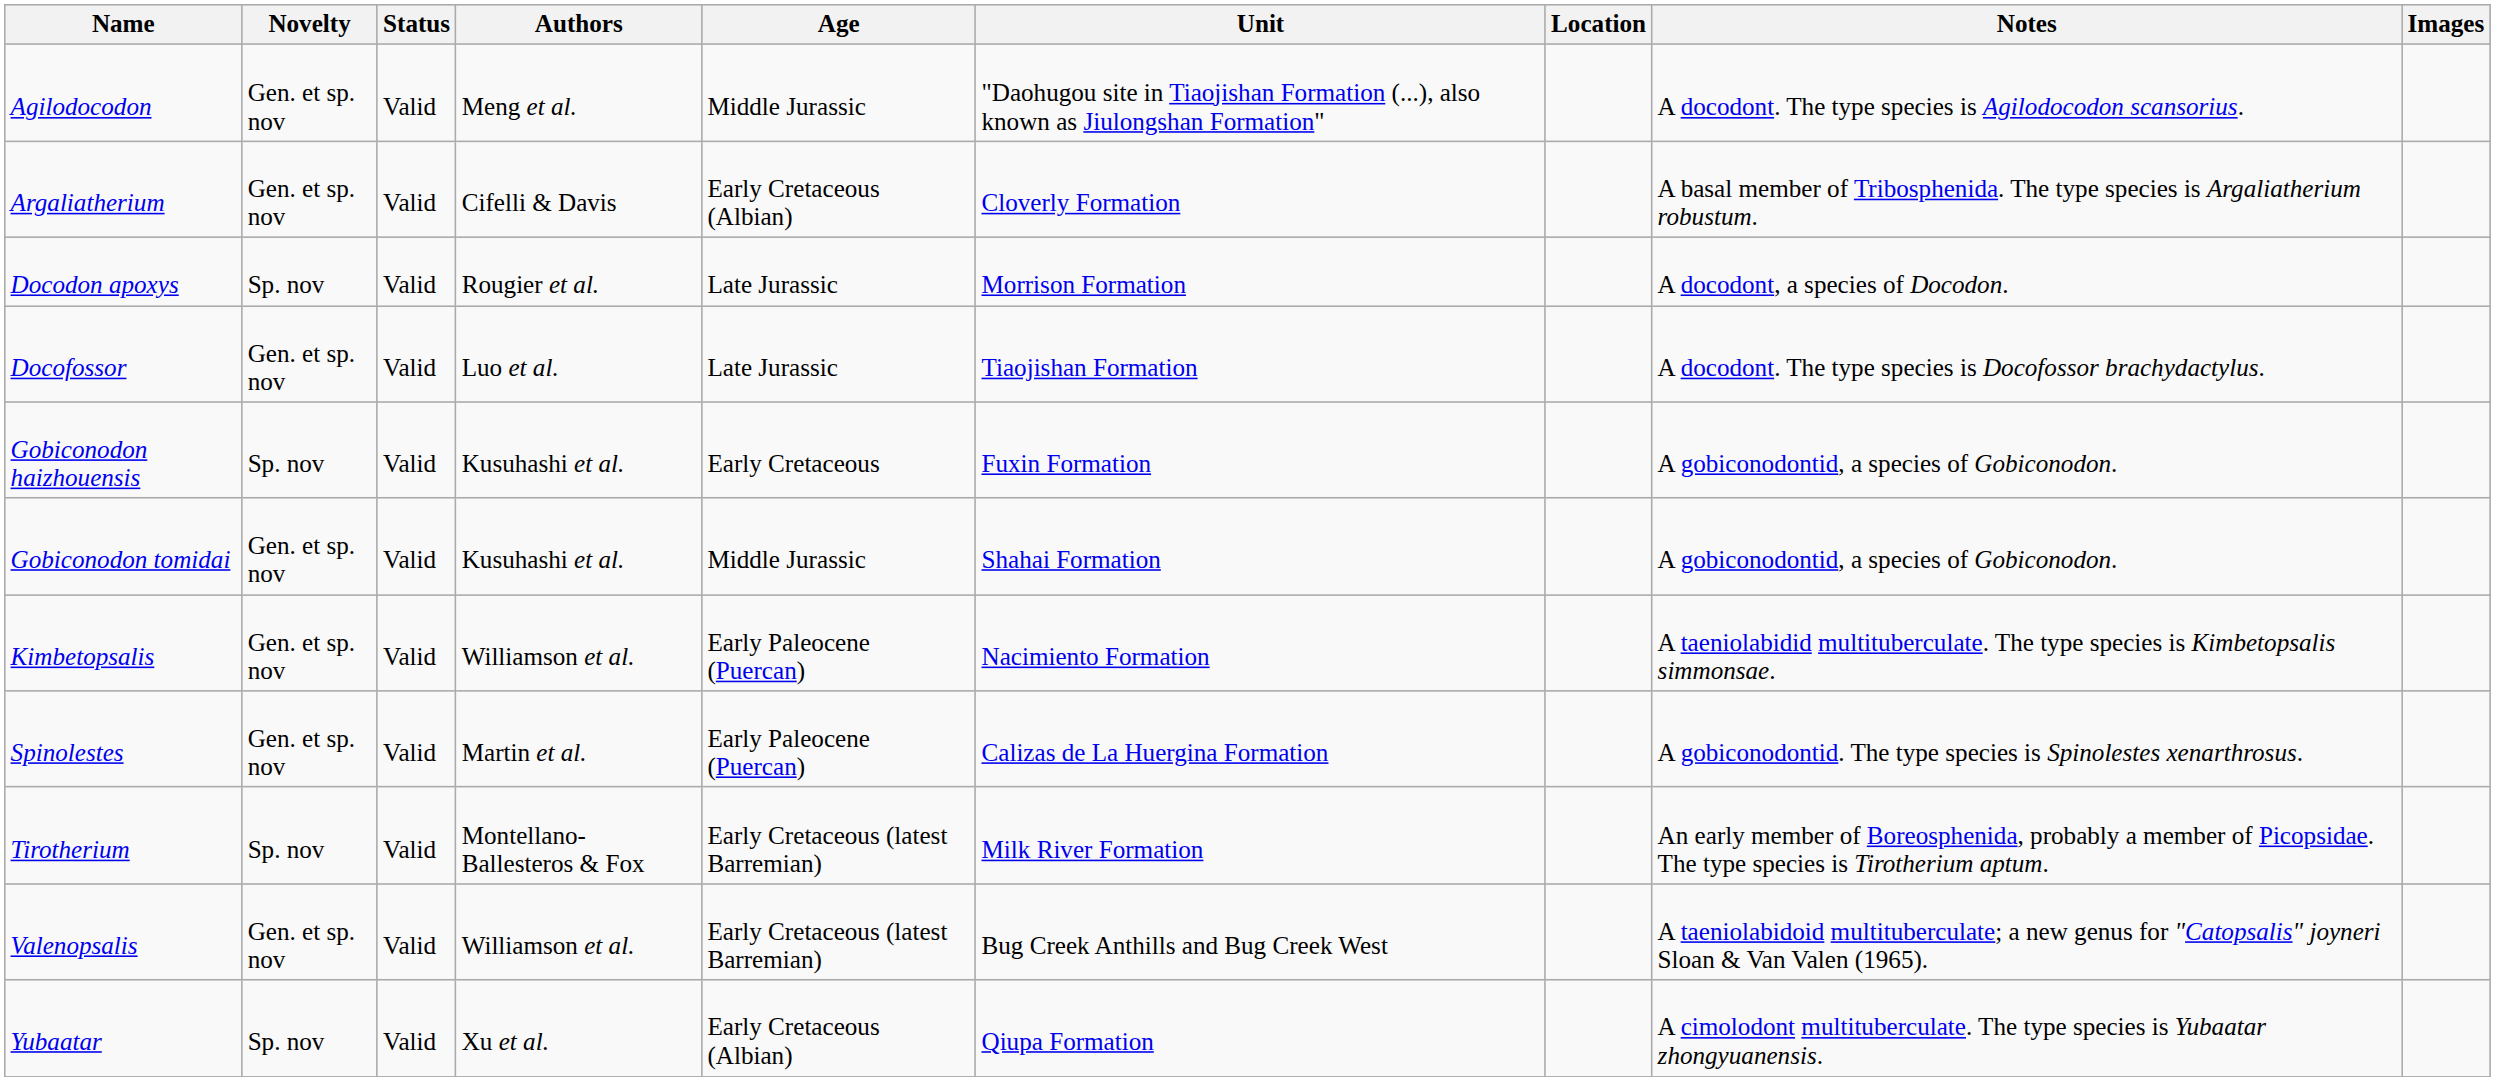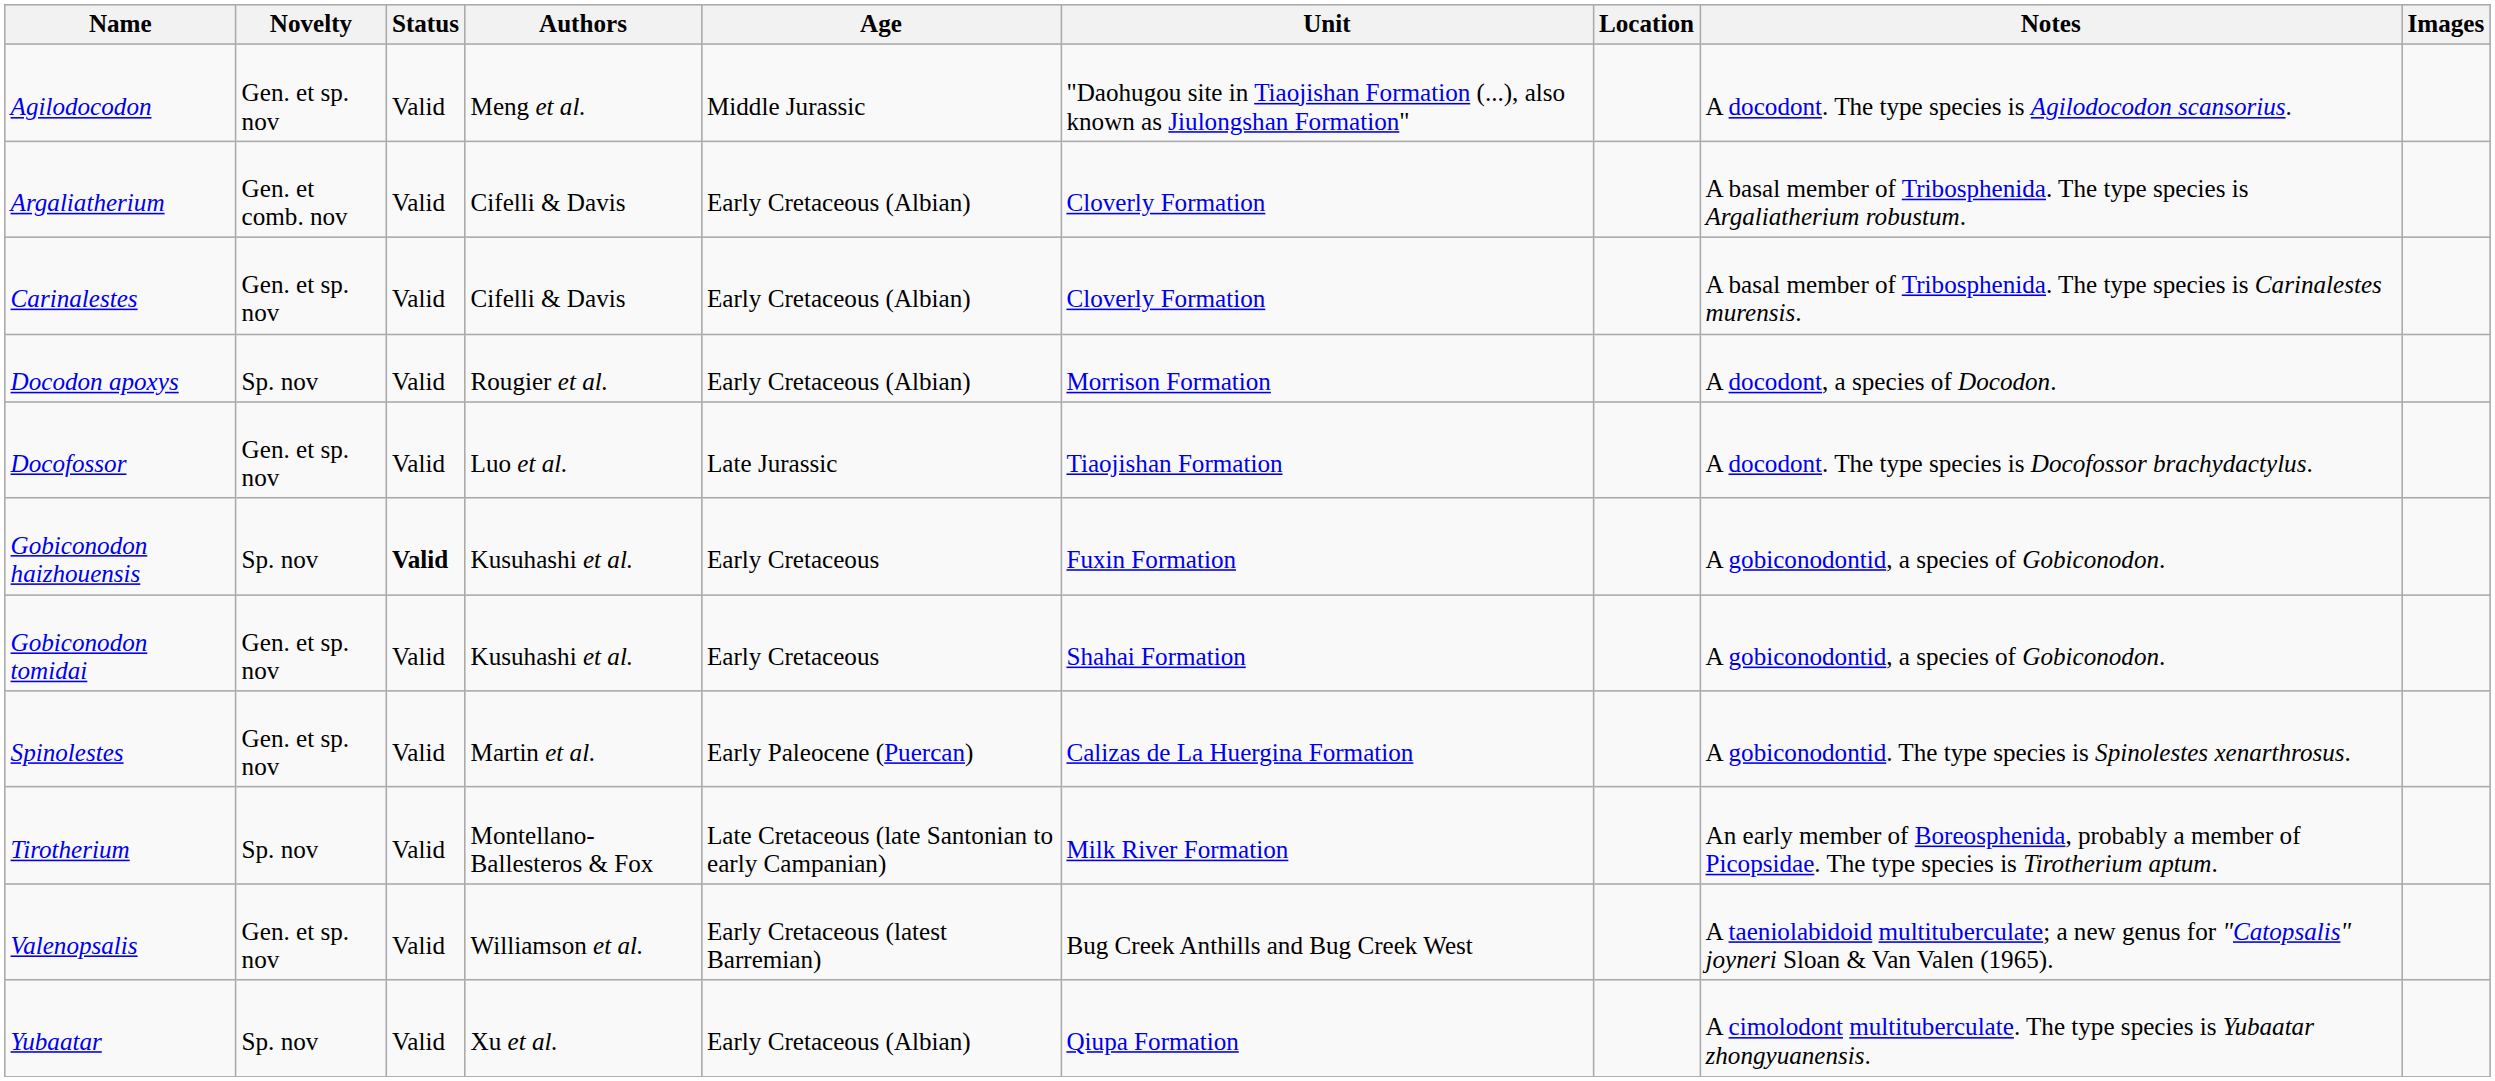(301, 203) Gen. et sp. nov -> (295, 203) Gen. et comb. nov
+ row: (74, 299)
(773, 285) Late Jurassic -> (839, 381) Early Cretaceous (Albian)
(410, 463) normal -> (420, 560) bold
(787, 560) Middle Jurassic -> (793, 656) Early Cretaceous
- row: (82, 656)
(827, 849) Early Cretaceous (latest Barremian) -> (880, 849) Late Cretaceous (late Santonian to early Campanian)
